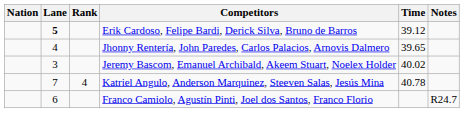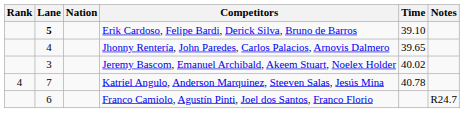columns swapped: (85, 13) <-> (23, 13)
(413, 30) 39.12 -> (413, 30) 39.10
